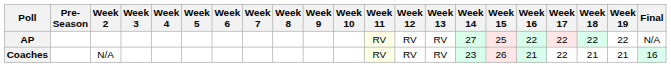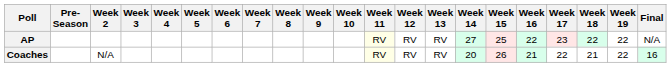(562, 39) 22 -> (562, 39) 23
(471, 55) 23 -> (471, 55) 20
(623, 55) 21 -> (623, 55) 22
